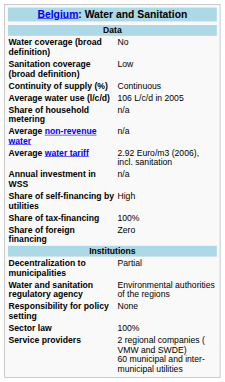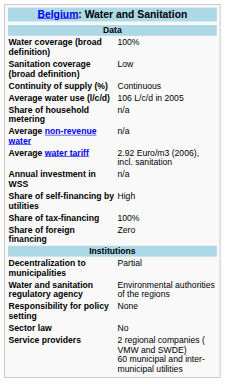(123, 42) No -> (128, 42) 100%
(128, 328) 100% -> (123, 328) No
